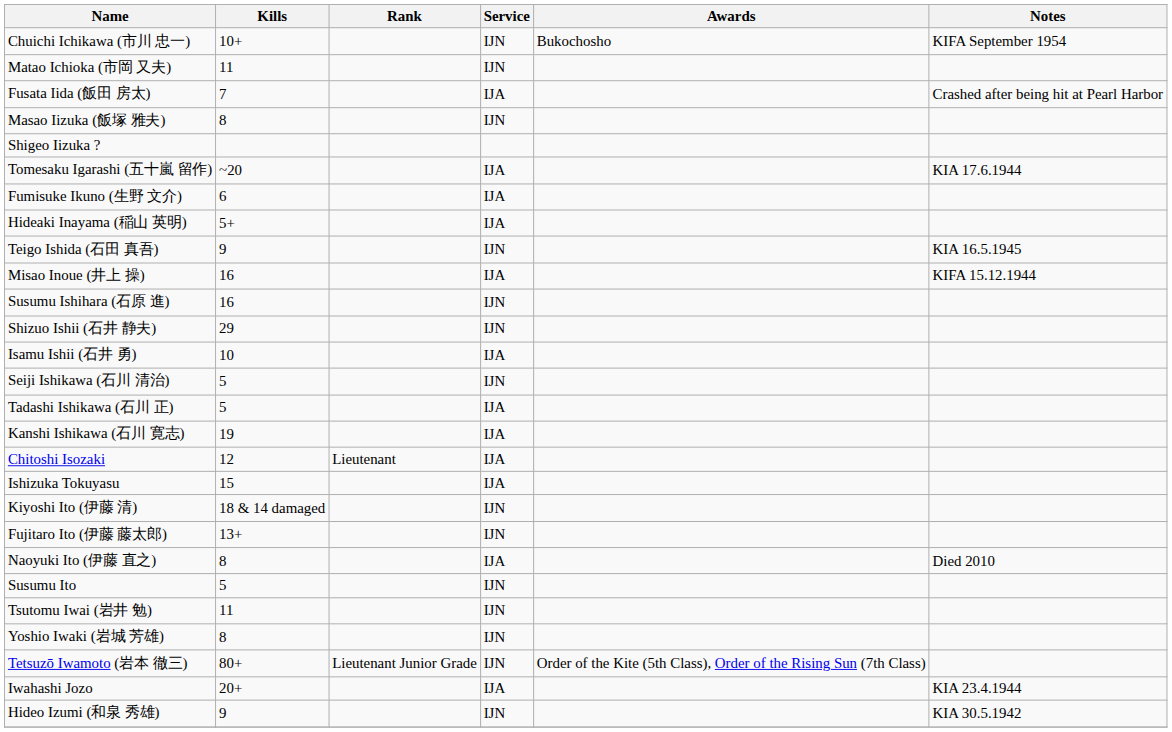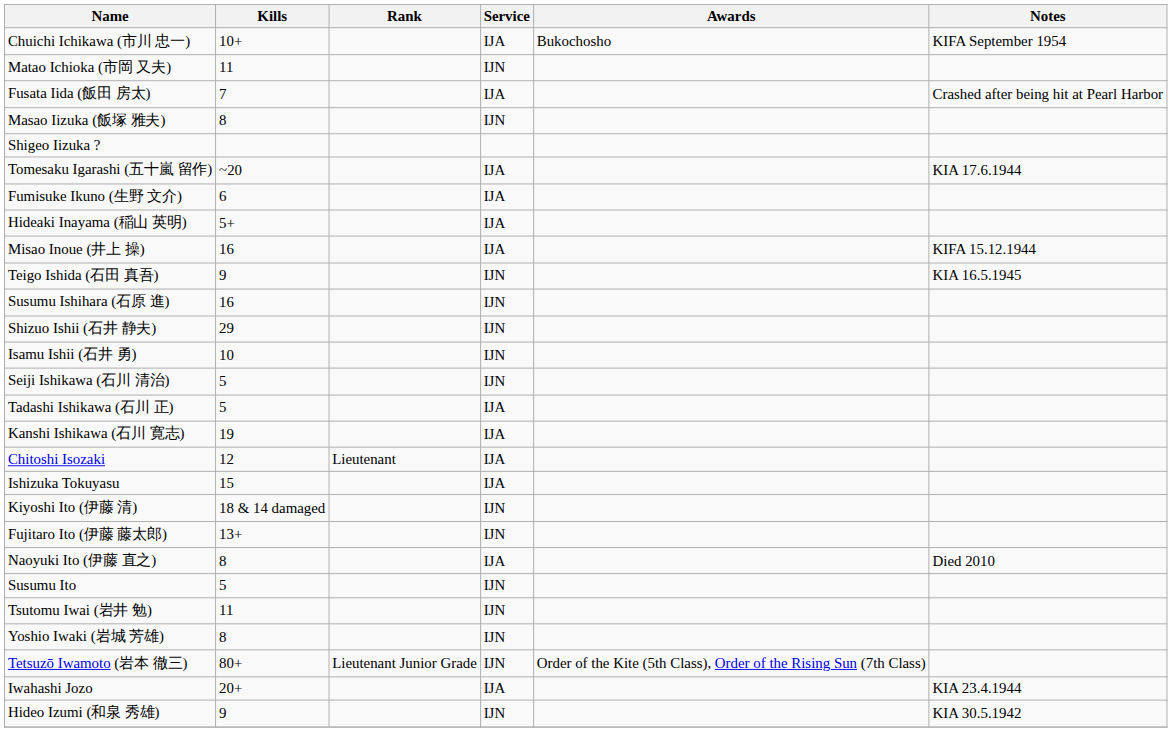(494, 41) IJN -> (494, 41) IJA
rows swapped: (76, 275) <-> (83, 249)
(494, 355) IJA -> (494, 355) IJN
